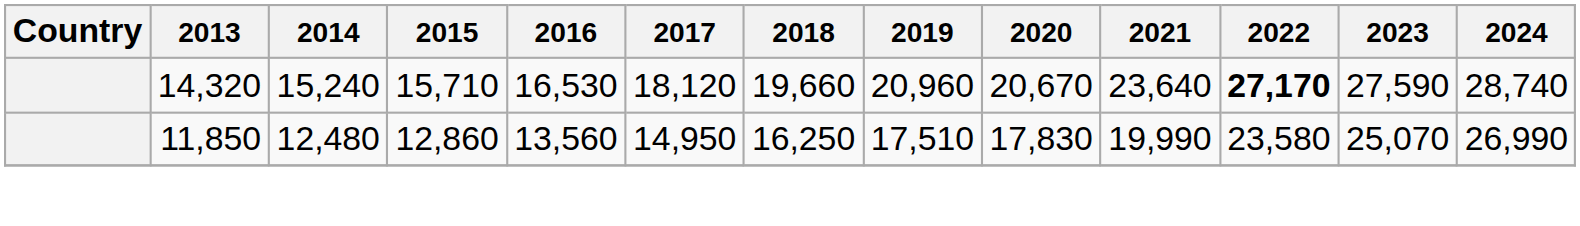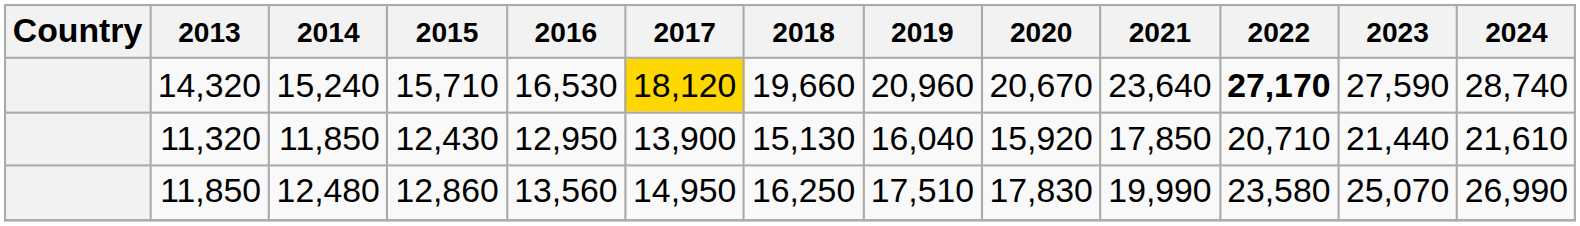(685, 84) no background -> (685, 84) gold background
+ row: (211, 138)
